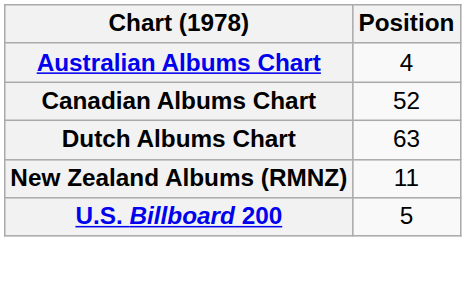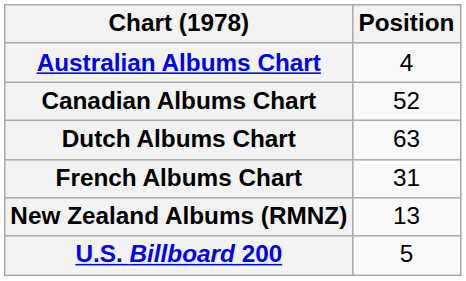+ row: (179, 178)
(406, 178) 11 -> (406, 216) 13
